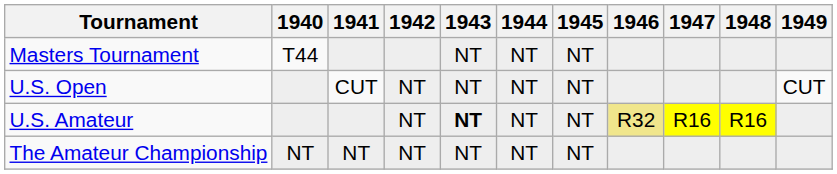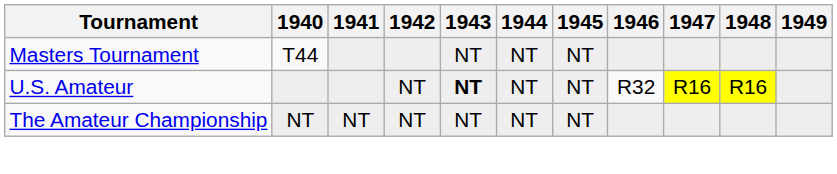- row: (58, 87)
(636, 120) khaki background -> (636, 87) no background
